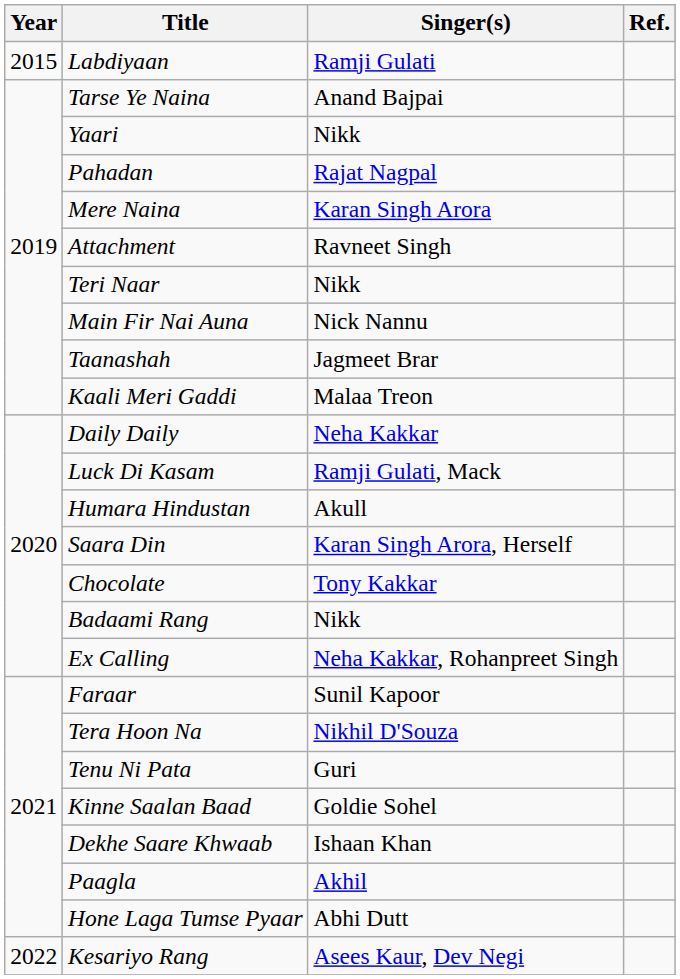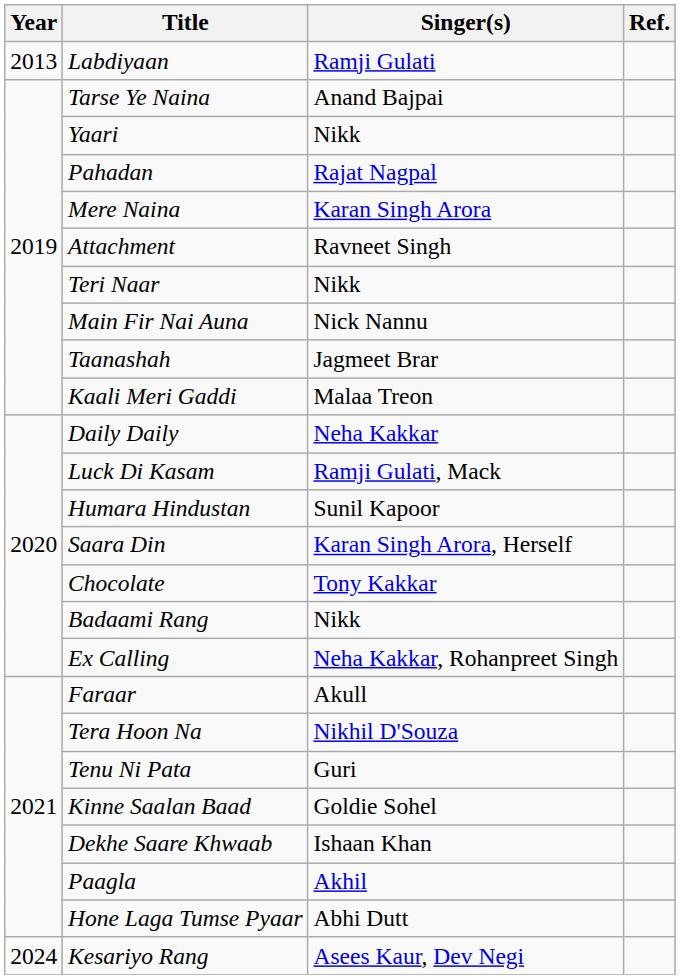(34, 60) 2015 -> (34, 60) 2013
(340, 508) Akull -> (376, 508) Sunil Kapoor
(376, 694) Sunil Kapoor -> (340, 694) Akull
(34, 955) 2022 -> (34, 955) 2024
